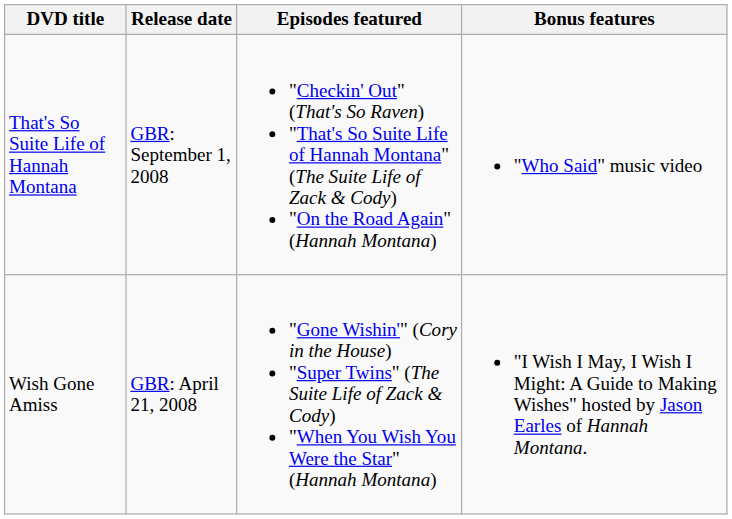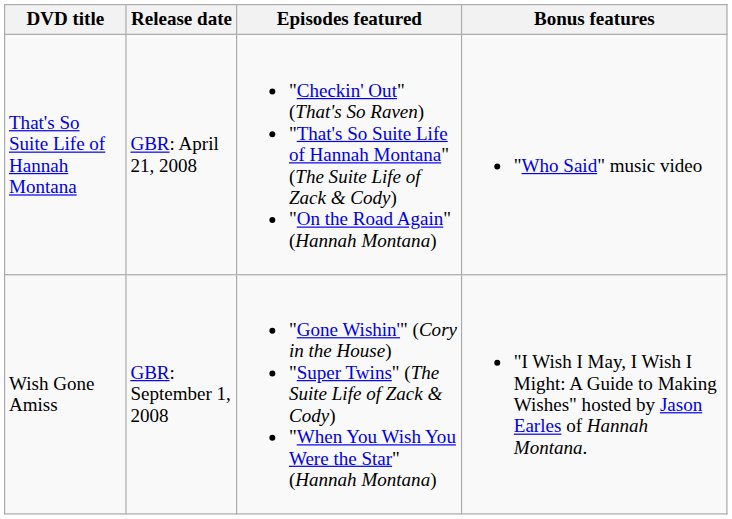(181, 154) GBR: September 1, 2008 -> (175, 154) GBR: April 21, 2008
(175, 394) GBR: April 21, 2008 -> (181, 394) GBR: September 1, 2008
